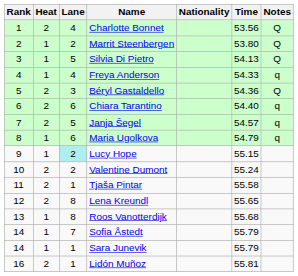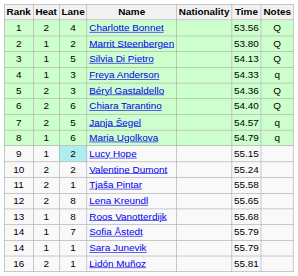(73, 75) 4 -> (73, 75) 3
(277, 106) q -> (277, 106) Q
